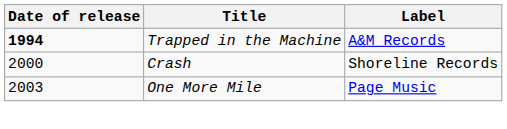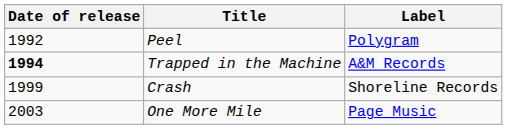+ row: (165, 40)
(26, 64) 2000 -> (26, 88) 1999
